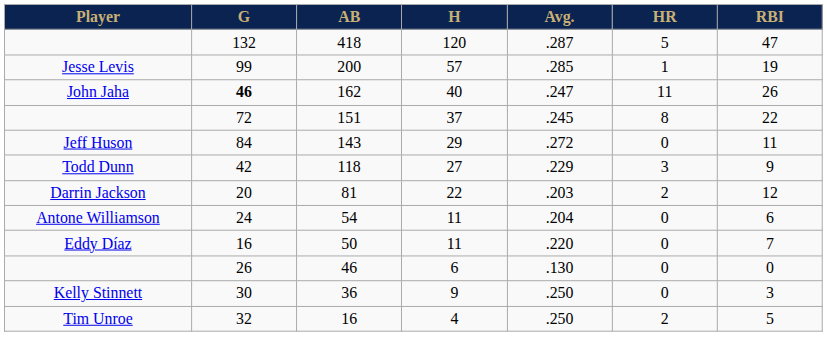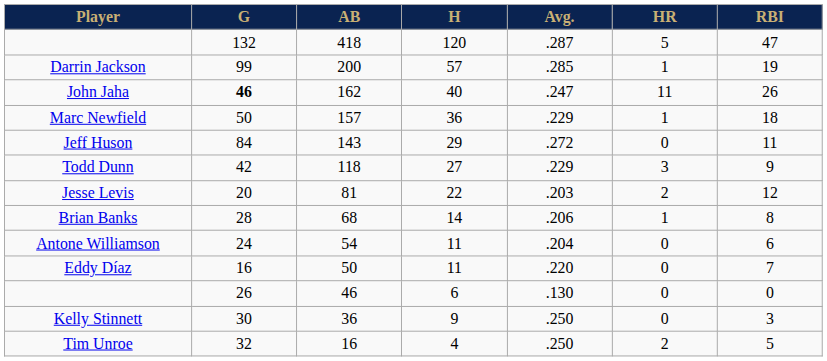(98, 67) Jesse Levis -> (98, 67) Darrin Jackson
+ row: (349, 117)
- row: (349, 117)
(98, 192) Darrin Jackson -> (98, 192) Jesse Levis
+ row: (349, 218)
